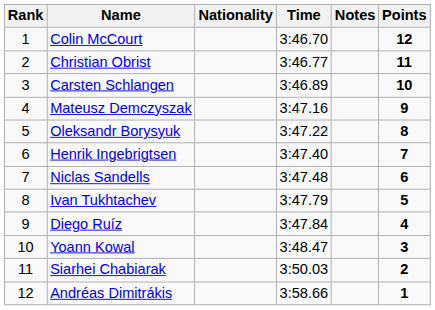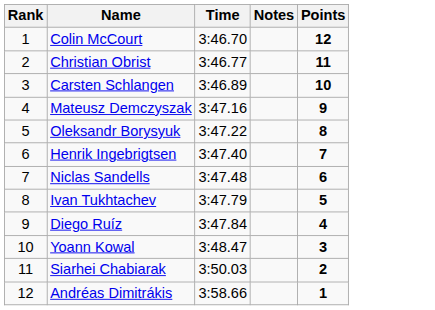- column: (236, 16)
